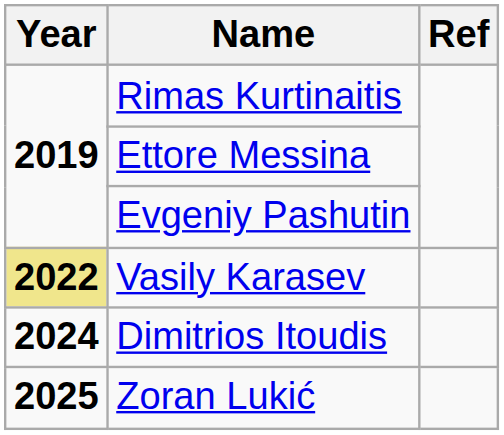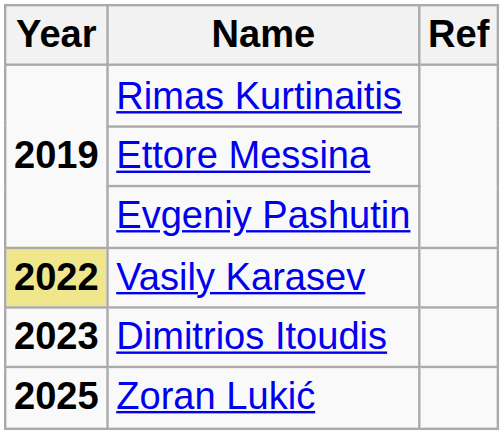(56, 336) 2024 -> (56, 336) 2023
